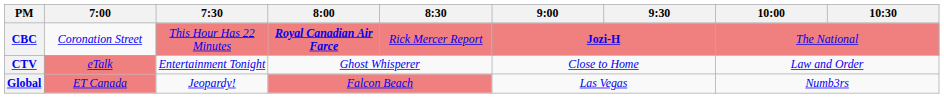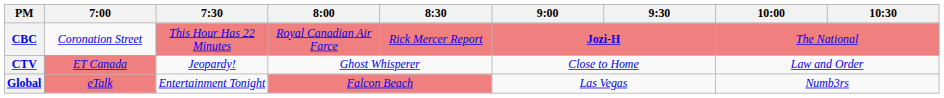(324, 39) bold -> (324, 39) normal
(100, 64) eTalk -> (100, 64) ET Canada
(212, 64) Entertainment Tonight -> (212, 64) Jeopardy!
(100, 83) ET Canada -> (100, 83) eTalk
(212, 83) Jeopardy! -> (212, 83) Entertainment Tonight
